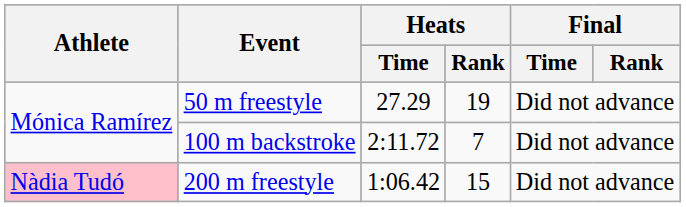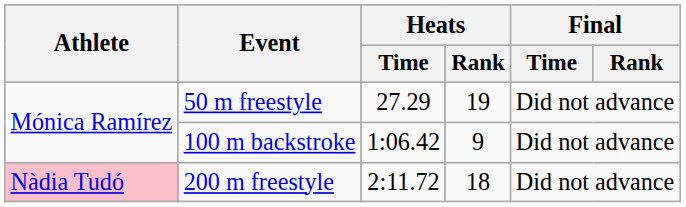(403, 142) 2:11.72 -> (403, 142) 1:06.42
(478, 142) 7 -> (478, 142) 9
(403, 182) 1:06.42 -> (403, 182) 2:11.72
(478, 182) 15 -> (478, 182) 18
